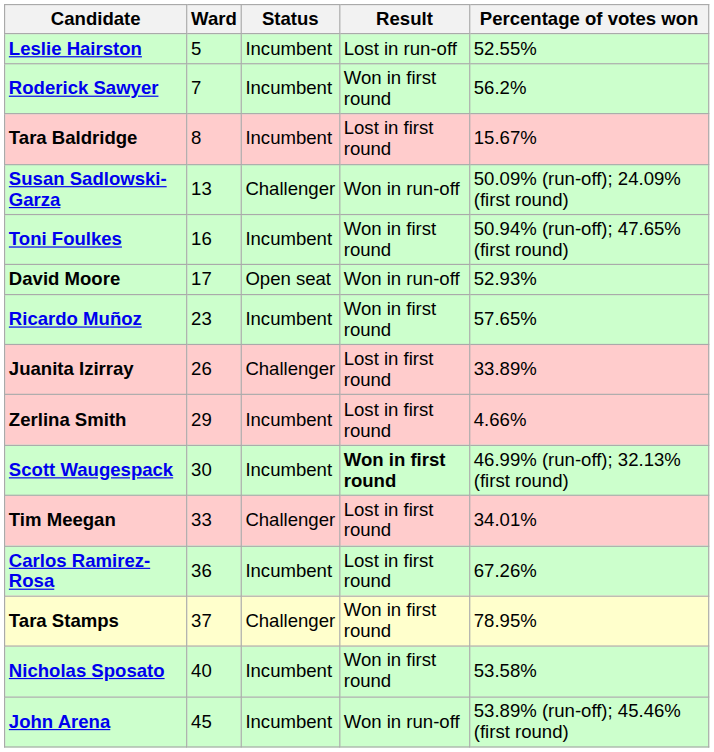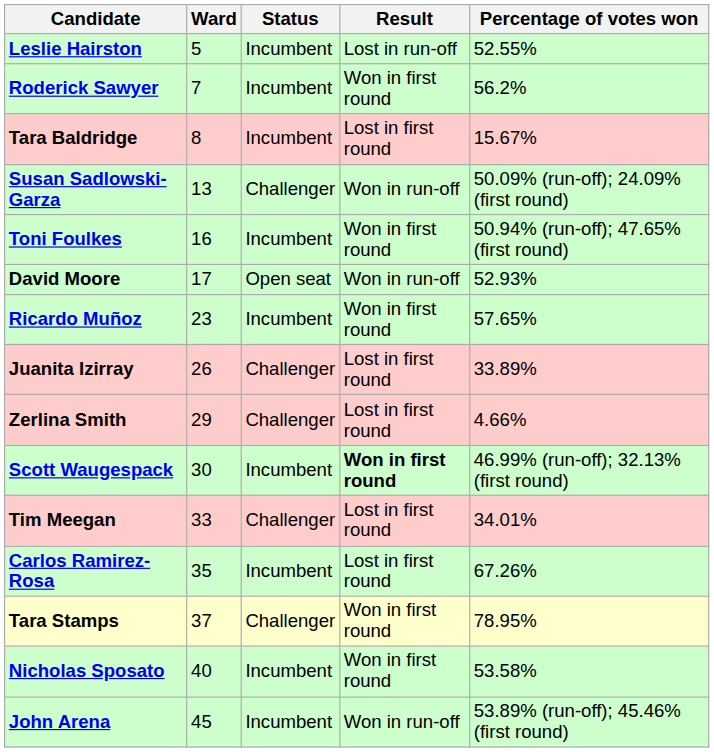(289, 419) Incumbent -> (290, 419) Challenger
(201, 570) 36 -> (201, 570) 35
